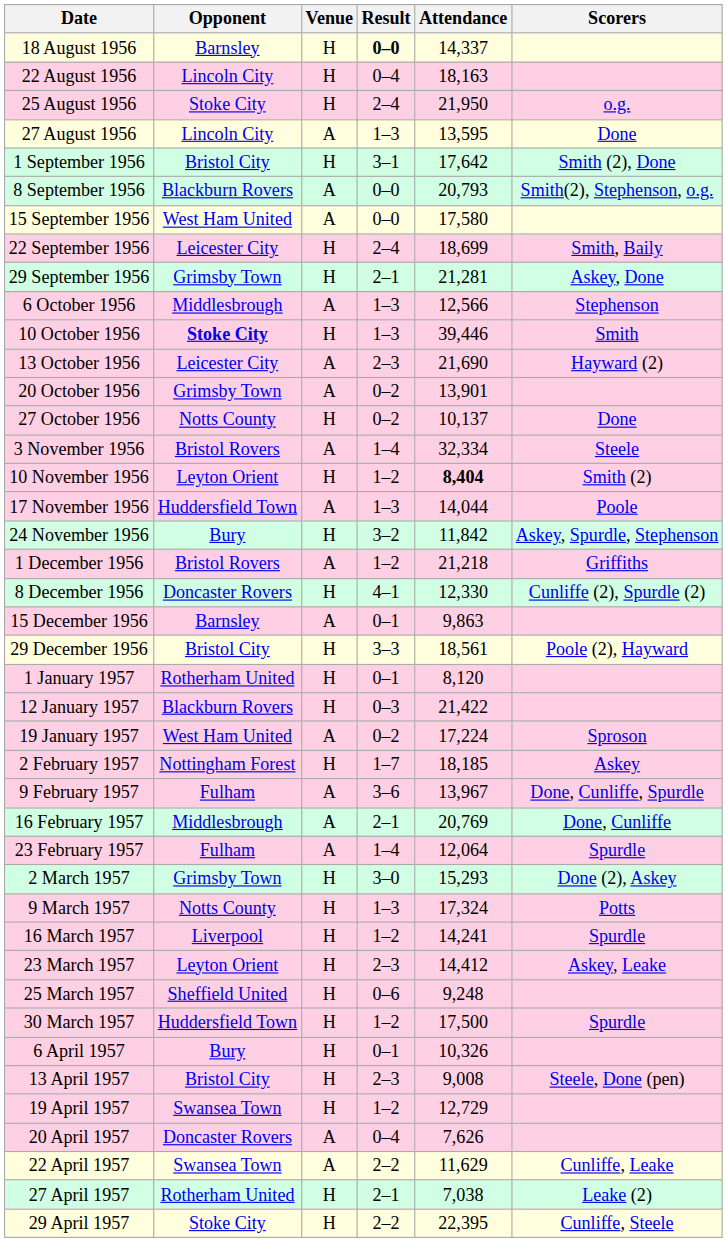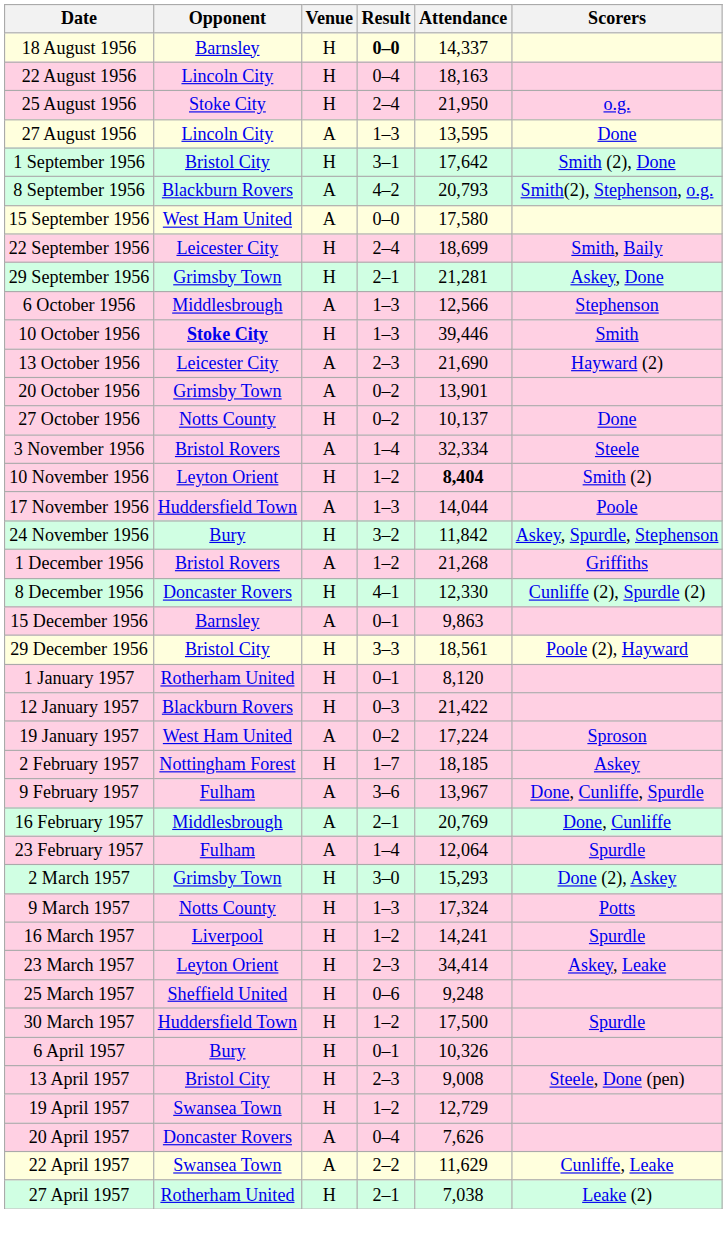(386, 190) 0–0 -> (386, 190) 4–2
(463, 563) 21,218 -> (463, 563) 21,268
(463, 965) 14,412 -> (463, 965) 34,414
- row: (79, 1223)
